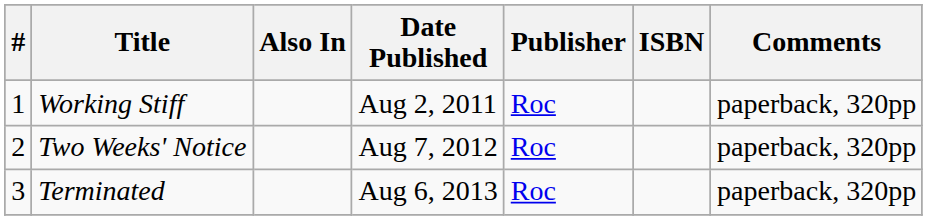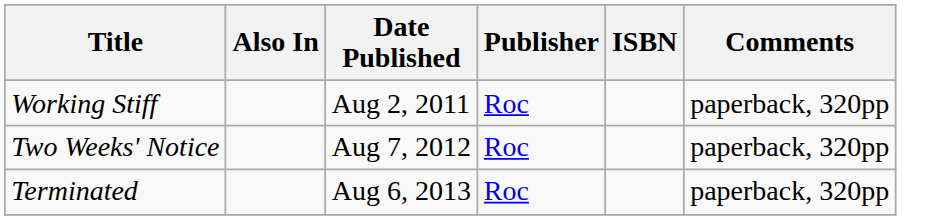- column: (18, 42)
